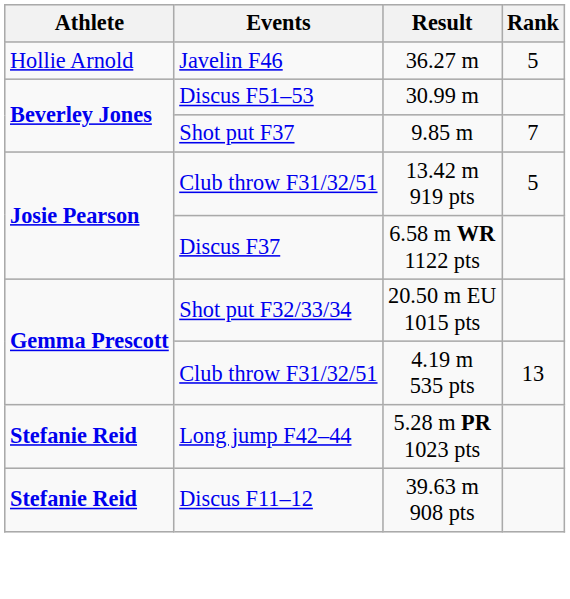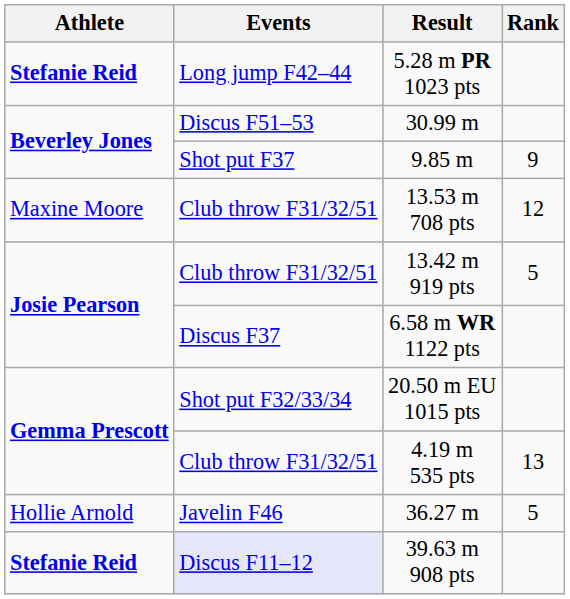rows swapped: (442, 60) <-> (442, 436)
(533, 133) 7 -> (533, 160) 9
+ row: (442, 210)
(246, 499) no background -> (246, 562) lavender background
